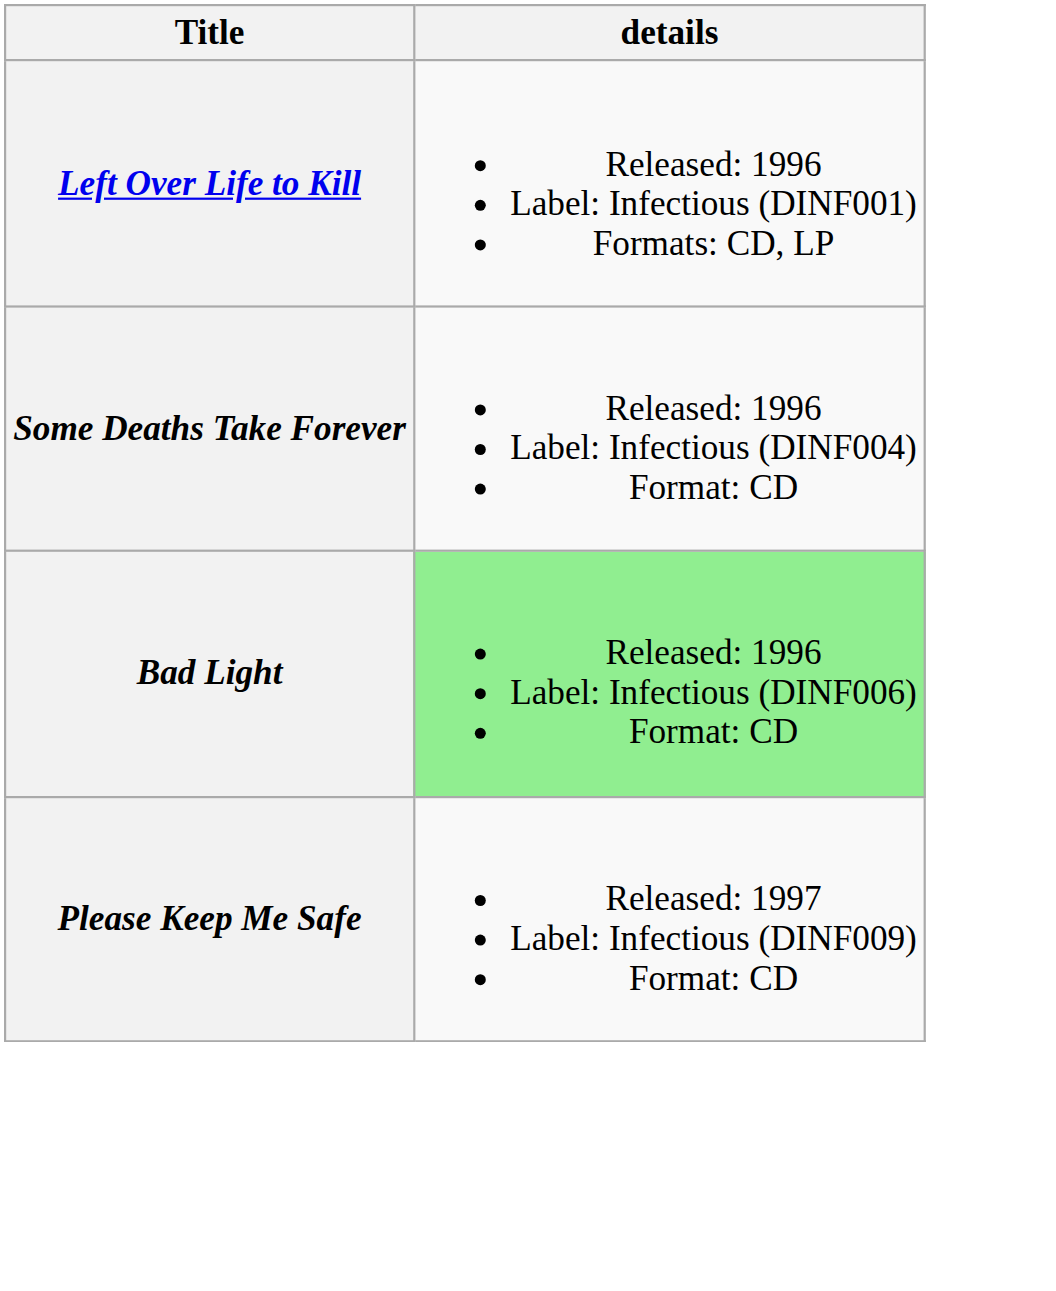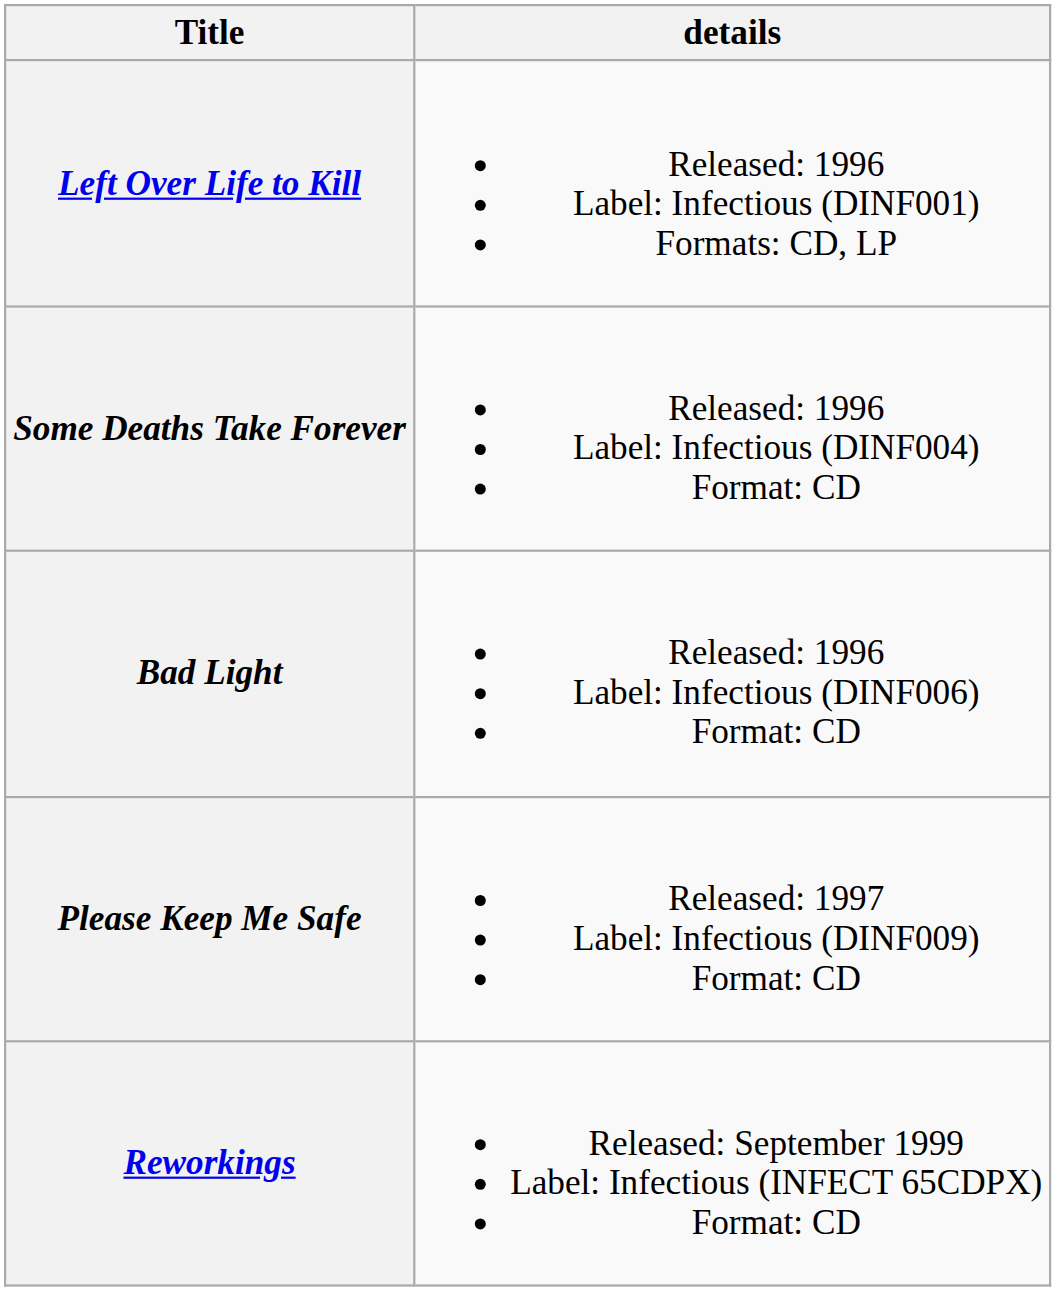(670, 693) lightgreen background -> (732, 693) no background
+ row: (210, 1162)
